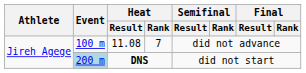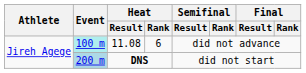(90, 44) no background -> (90, 44) paleturquoise background
(158, 44) 7 -> (158, 44) 6
